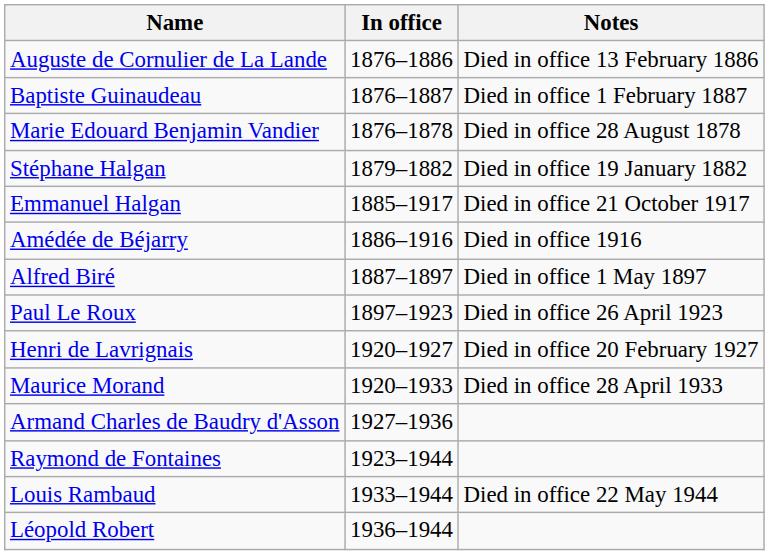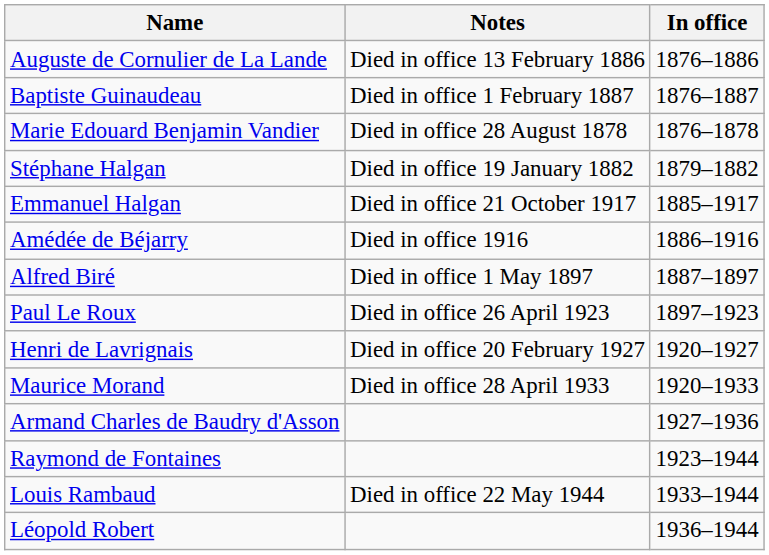columns swapped: (401, 22) <-> (611, 22)
